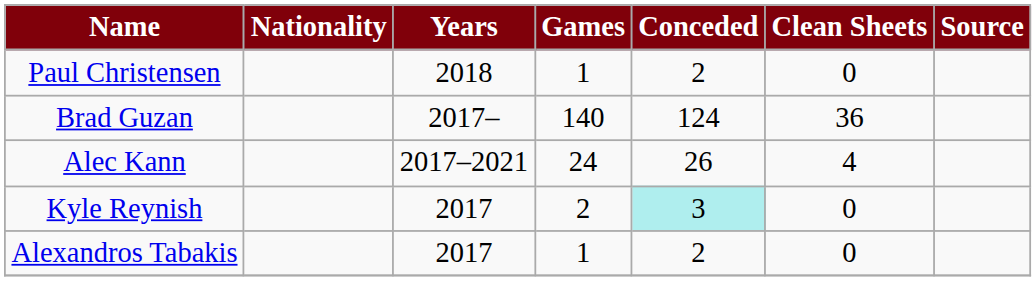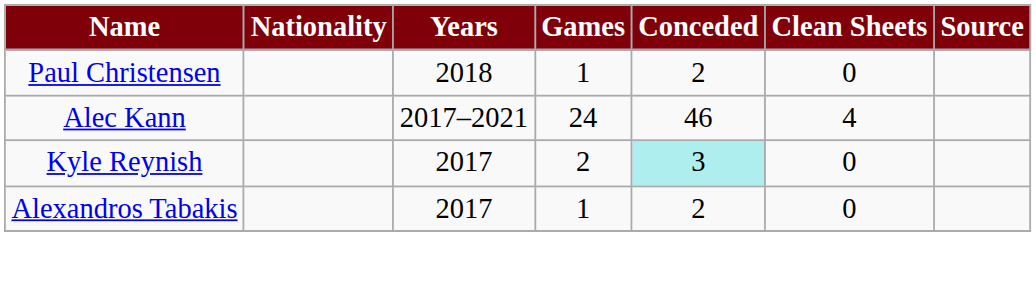- row: (124, 117)
(698, 162) 26 -> (698, 117) 46
